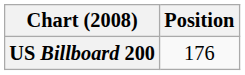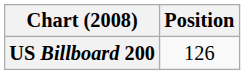(199, 52) 176 -> (199, 52) 126
